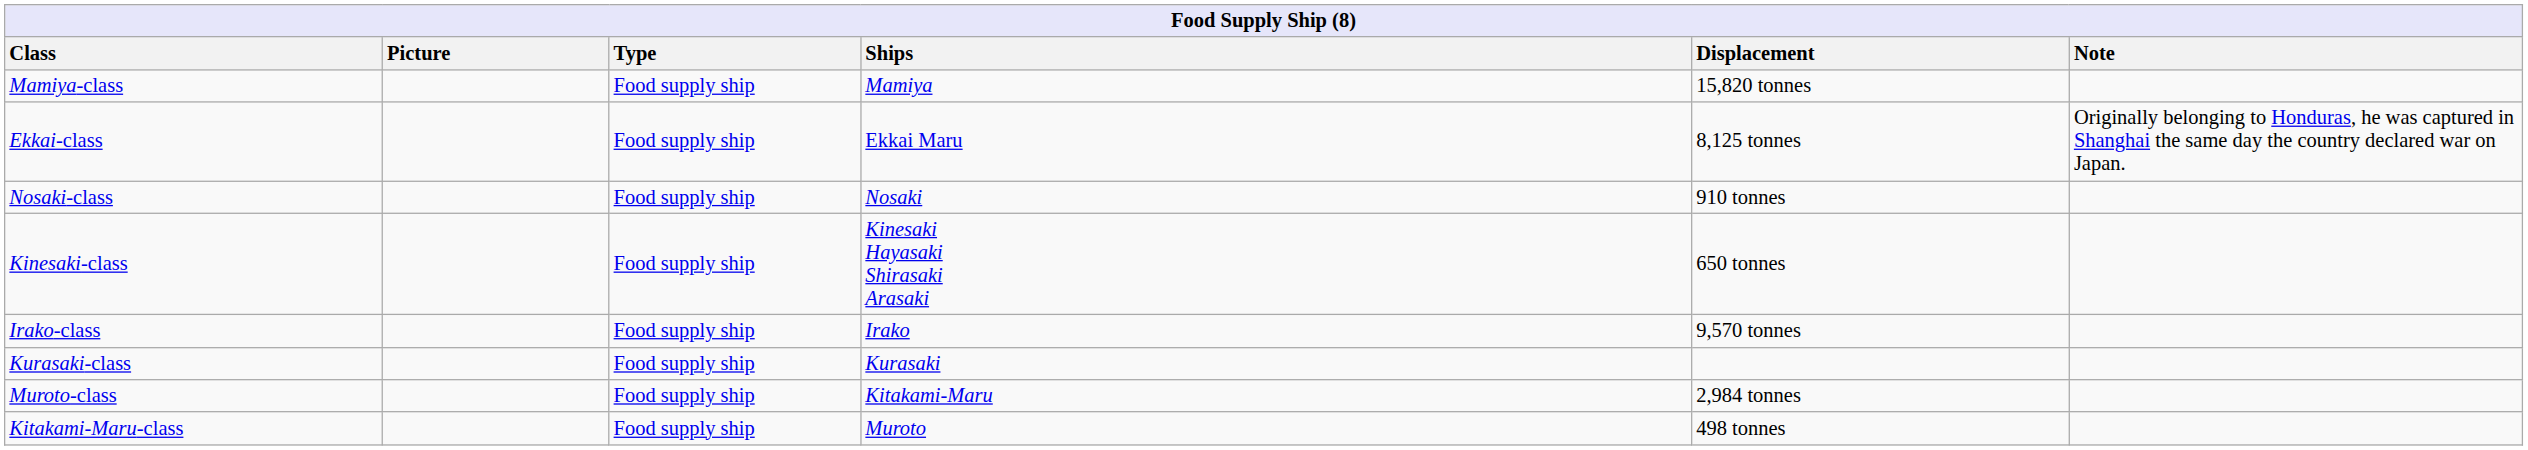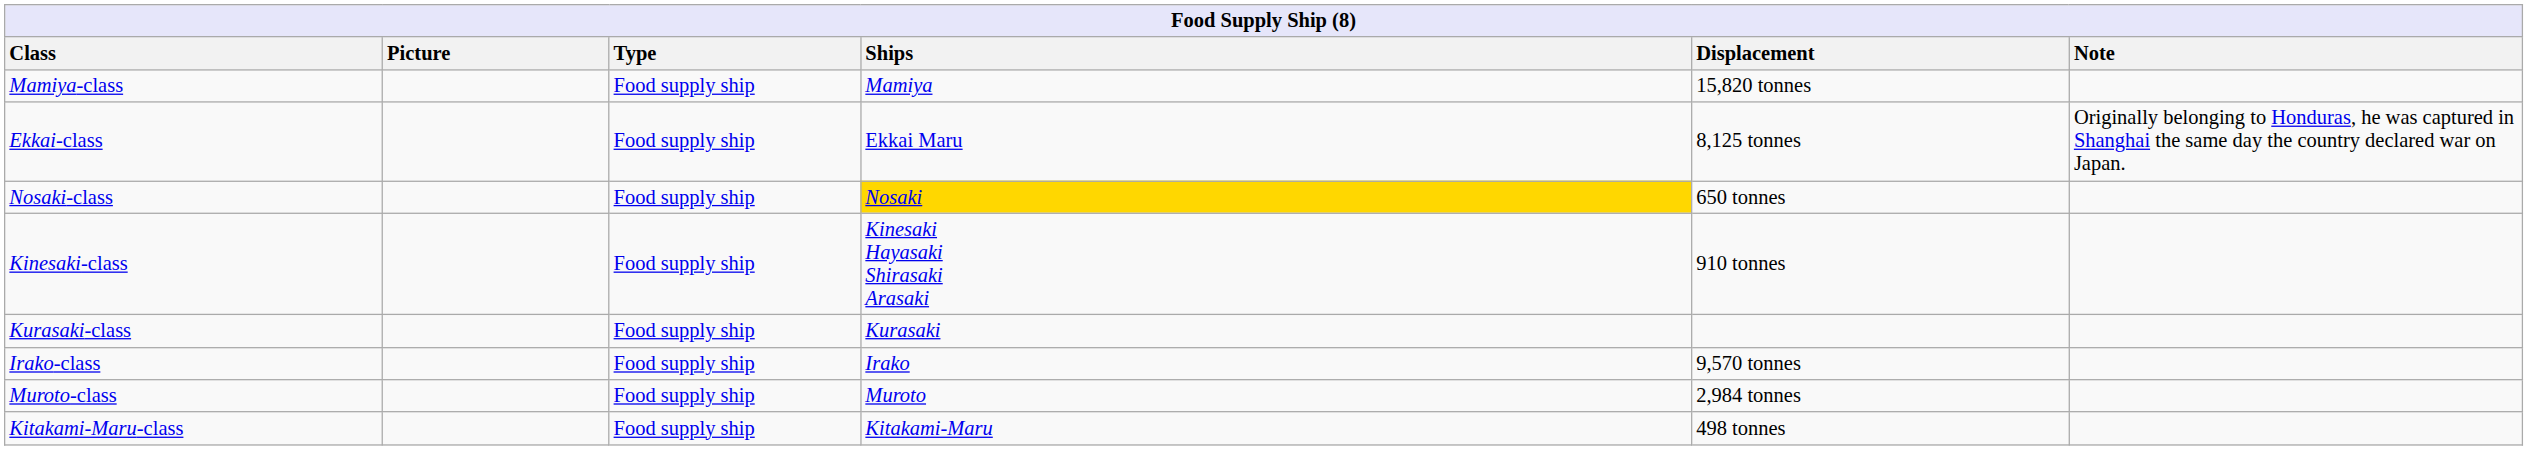(894, 196) no background -> (894, 196) gold background
(1741, 196) 910 tonnes -> (1741, 196) 650 tonnes
(1741, 263) 650 tonnes -> (1741, 263) 910 tonnes
rows swapped: (55, 330) <-> (70, 363)
(929, 395) Kitakami-Maru -> (896, 395) Muroto
(896, 428) Muroto -> (929, 428) Kitakami-Maru
